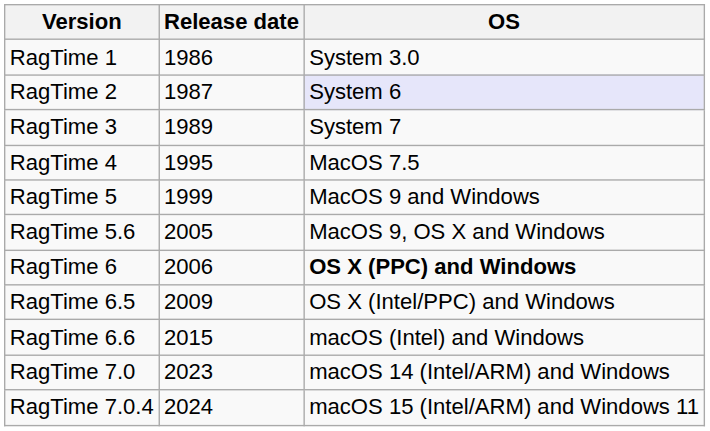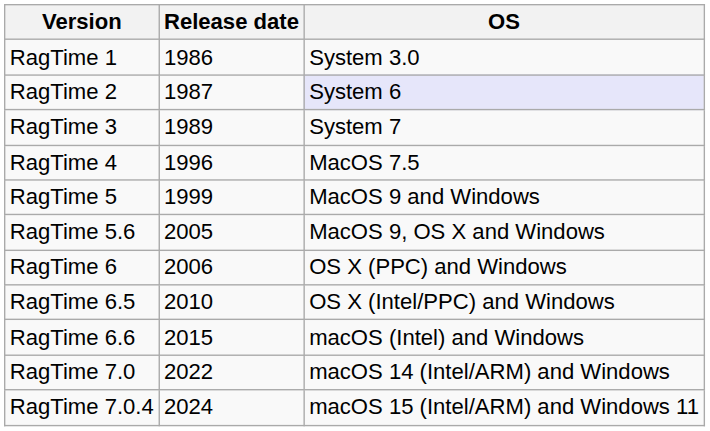(189, 162) 1995 -> (189, 162) 1996
(443, 267) bold -> (438, 267) normal
(189, 302) 2009 -> (189, 302) 2010
(189, 372) 2023 -> (189, 372) 2022
